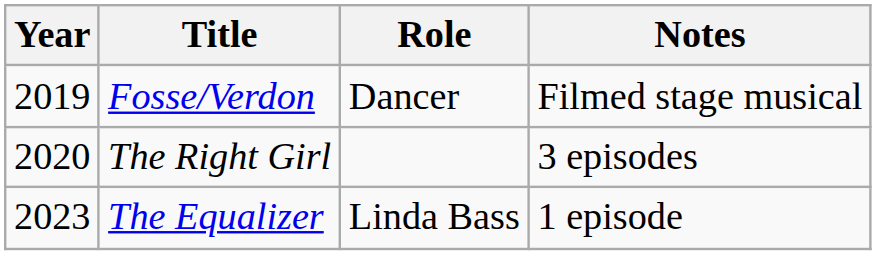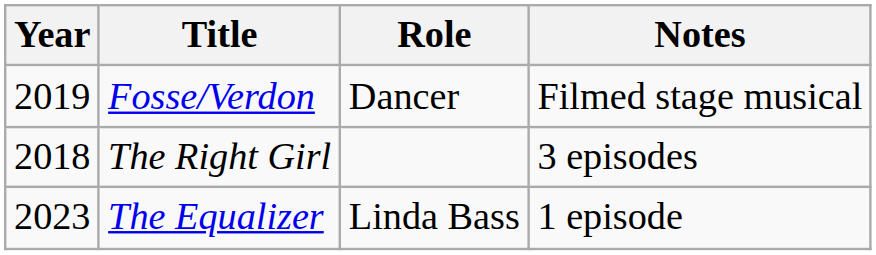(52, 156) 2020 -> (52, 156) 2018
